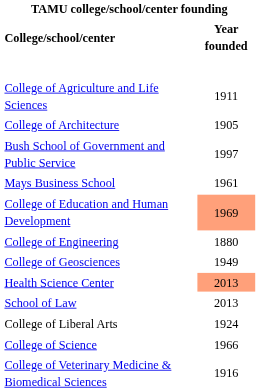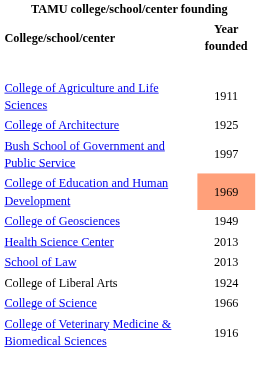(226, 125) 1905 -> (226, 125) 1925
- row: (60, 183)
- row: (62, 241)
(226, 282) lightsalmon background -> (226, 241) no background
